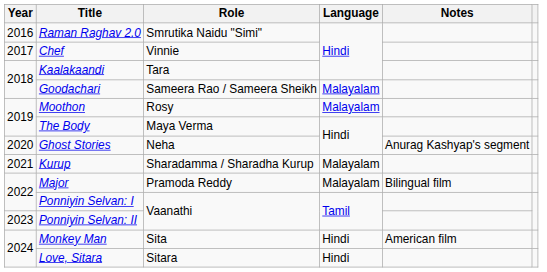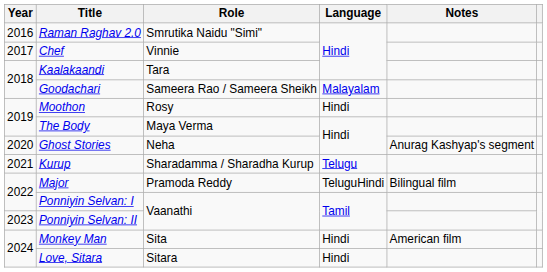(351, 107) Malayalam -> (336, 107) Hindi
(351, 164) Malayalam -> (340, 164) Telugu
(351, 182) Malayalam -> (353, 182) TeluguHindi
